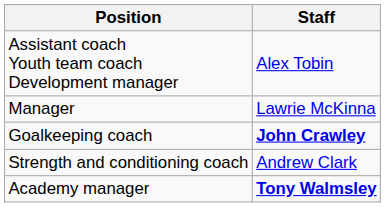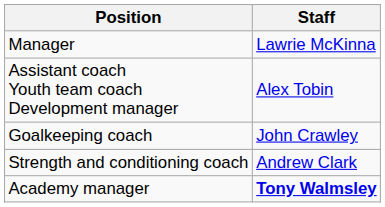rows swapped: (42, 108) <-> (93, 63)
(311, 135) bold -> (307, 135) normal
